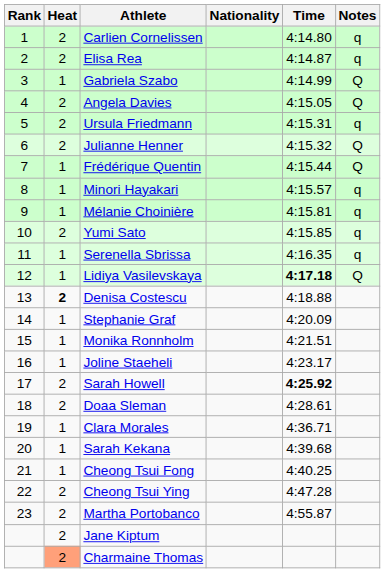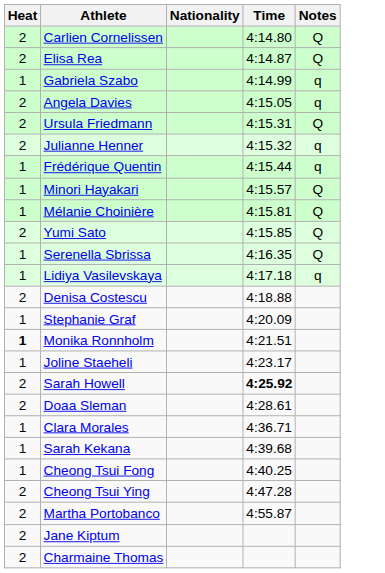- column: (24, 15)
(357, 37) q -> (318, 37) Q
(357, 59) q -> (318, 59) Q
(357, 80) Q -> (318, 80) q
(357, 102) Q -> (318, 102) q
(357, 124) q -> (318, 124) Q
(357, 145) Q -> (318, 145) q
(357, 167) Q -> (318, 167) q
(357, 189) q -> (318, 189) Q
(357, 210) q -> (318, 210) Q
(357, 232) q -> (318, 232) Q
(357, 254) q -> (318, 254) Q
(309, 275) bold -> (269, 275) normal
(357, 275) Q -> (318, 275) q
(62, 297) bold -> (22, 297) normal
(62, 340) normal -> (22, 340) bold
(62, 557) lightsalmon background -> (22, 557) no background
